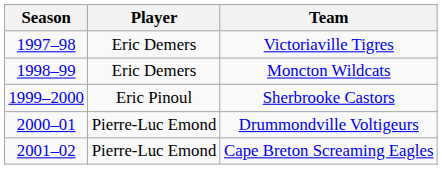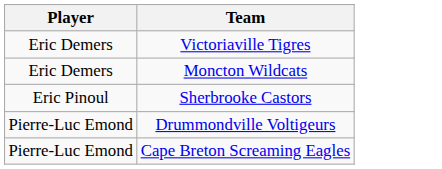- column: (46, 17)
